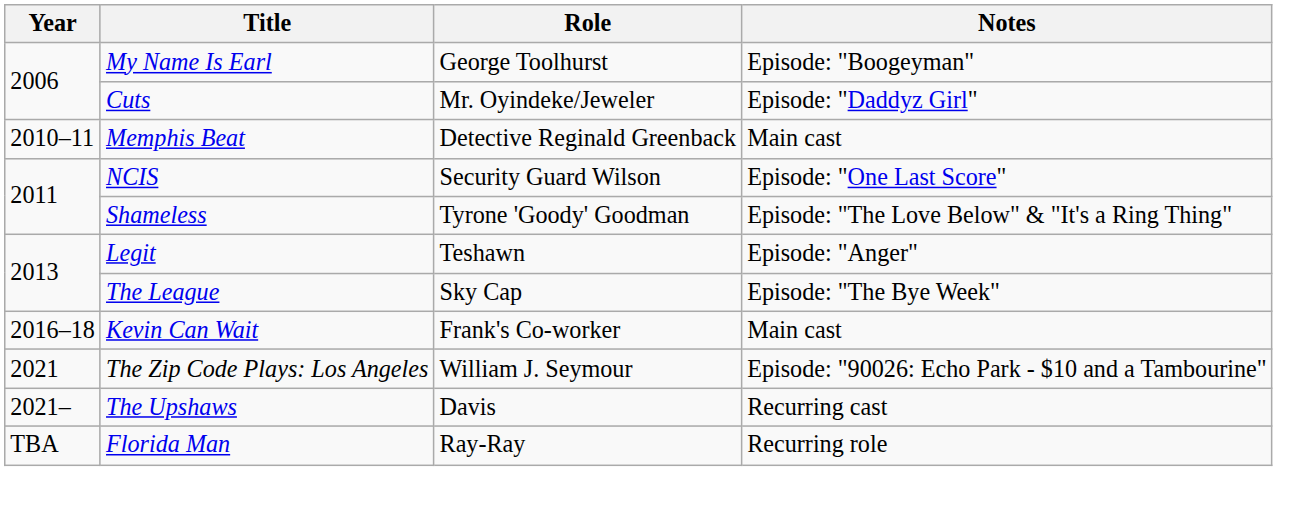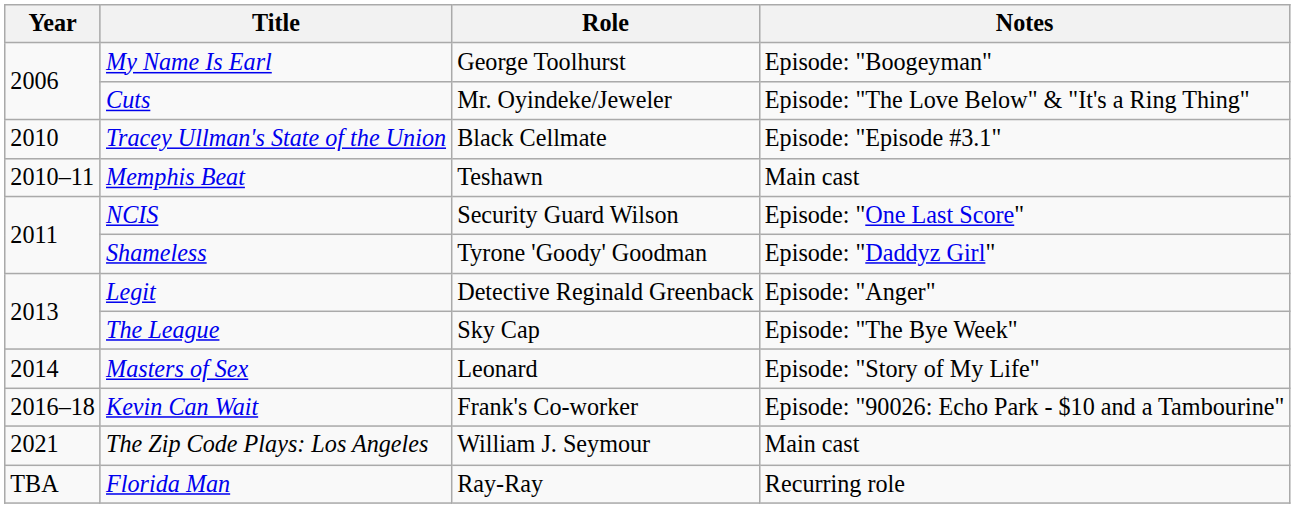(862, 100) Episode: "Daddyz Girl" -> (1007, 100) Episode: "The Love Below" & "It's a Ring Thing"
+ row: (276, 138)
(588, 138) Detective Reginald Greenback -> (500, 176) Teshawn
(990, 215) Episode: "The Love Below" & "It's a Ring Thing" -> (880, 253) Episode: "Daddyz Girl"
(482, 253) Teshawn -> (605, 291) Detective Reginald Greenback
+ row: (177, 368)
(794, 330) Main cast -> (1025, 406) Episode: "90026: Echo Park - $10 and a Tambourine"
(1007, 368) Episode: "90026: Echo Park - $10 and a Tambourine" -> (812, 445) Main cast
- row: (171, 406)
